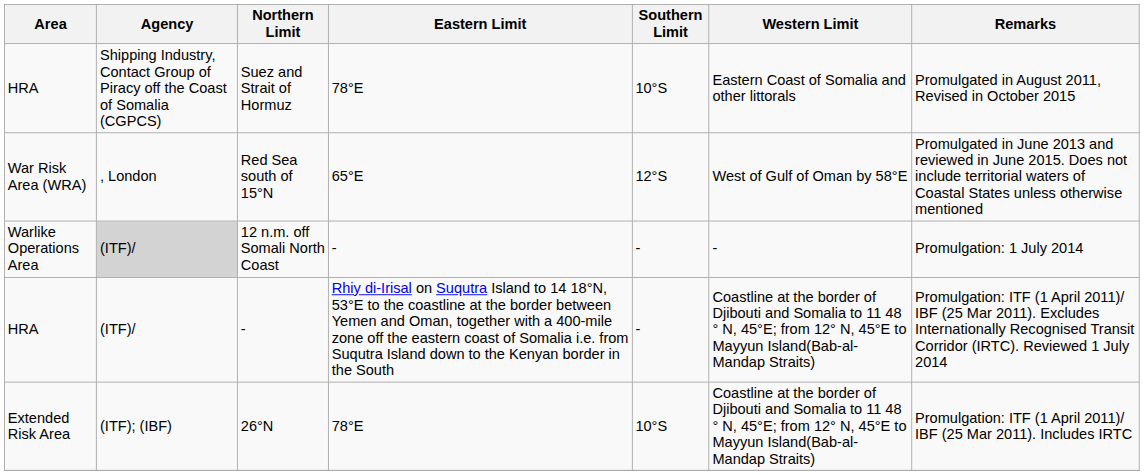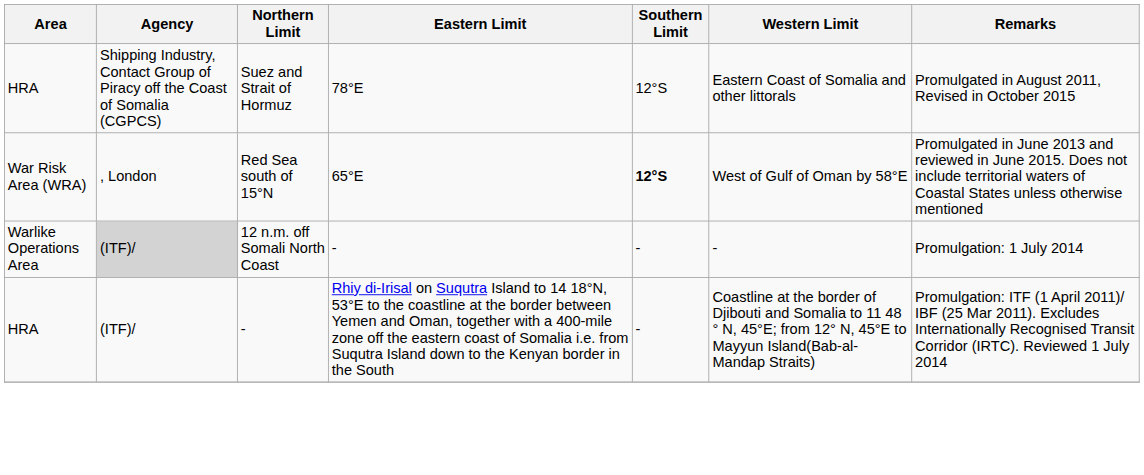(651, 88) 10°S -> (651, 88) 12°S
(651, 176) normal -> (651, 176) bold
- row: (257, 426)
